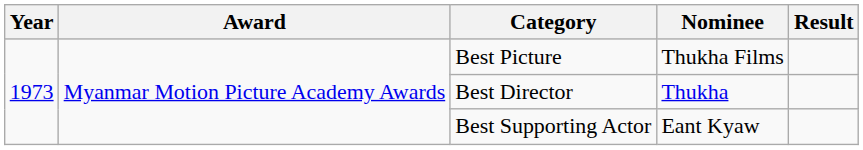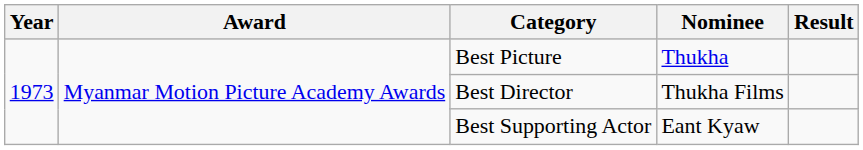(723, 56) Thukha Films -> (695, 56) Thukha
(695, 91) Thukha -> (723, 91) Thukha Films
